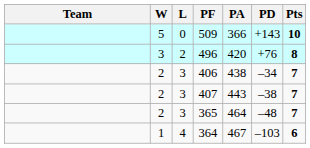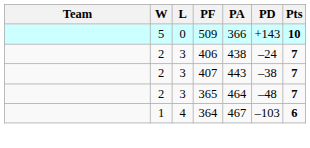- row: (208, 53)
(267, 73) –34 -> (267, 53) –24
